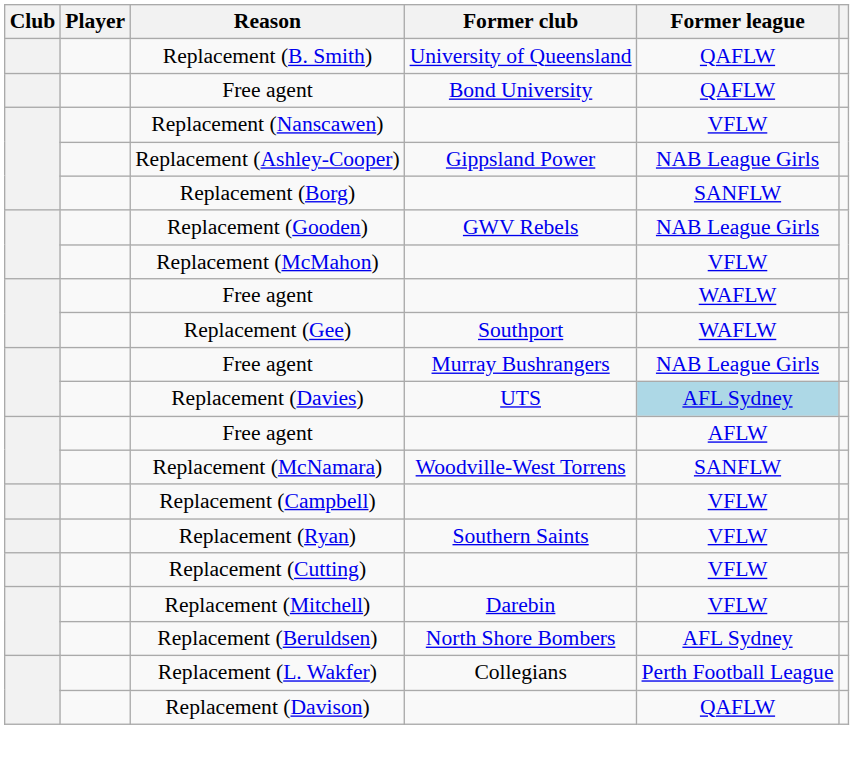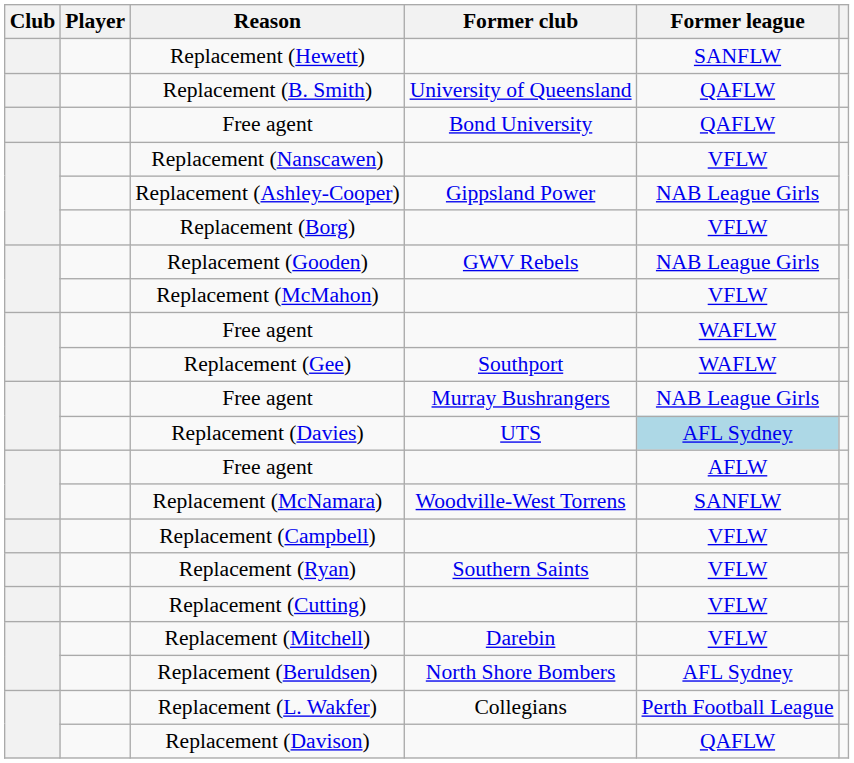+ row: (267, 55)
(738, 192) SANFLW -> (738, 227) VFLW
